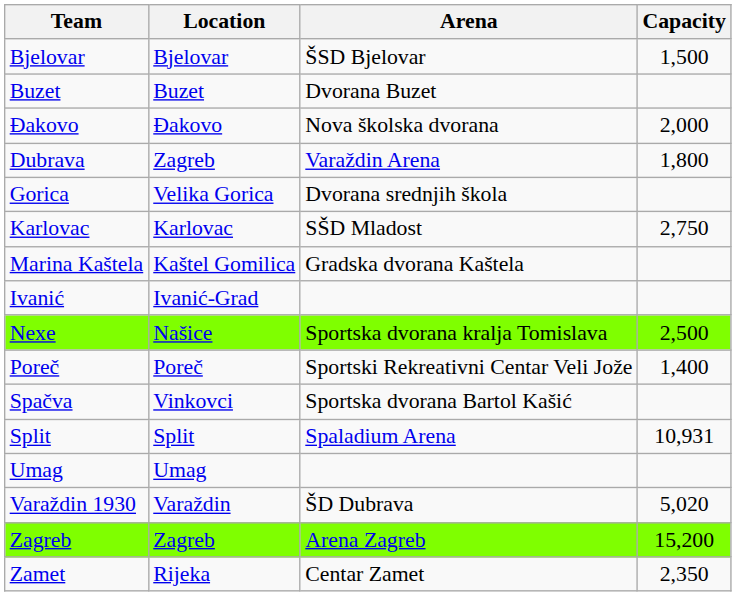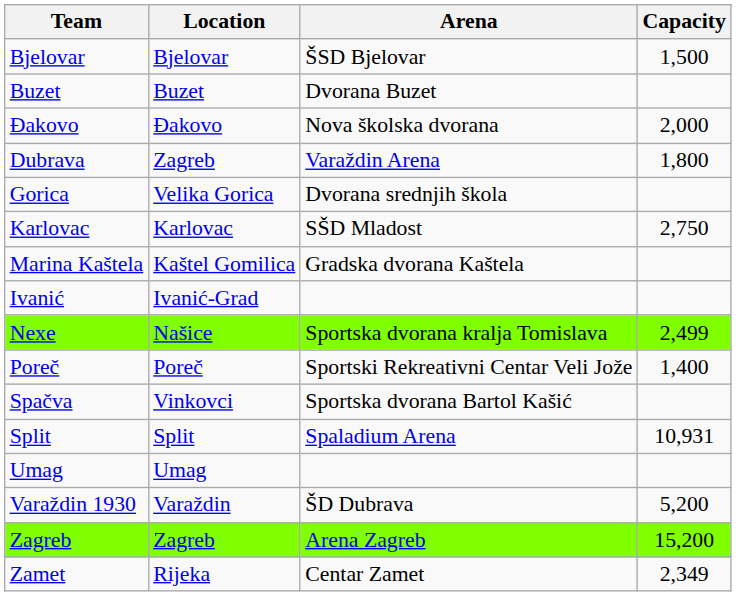(684, 332) 2,500 -> (684, 332) 2,499
(684, 504) 5,020 -> (684, 504) 5,200
(684, 573) 2,350 -> (684, 573) 2,349
